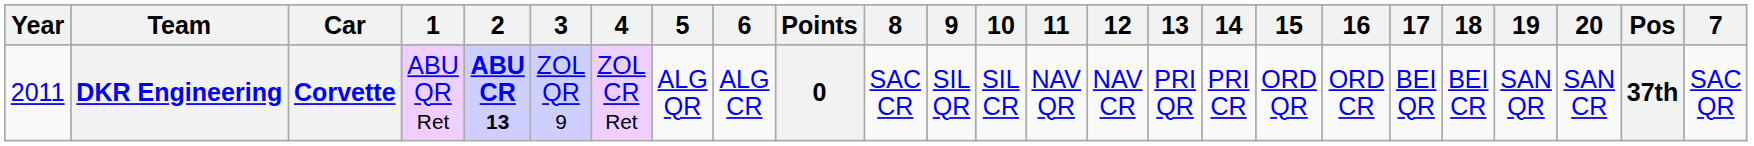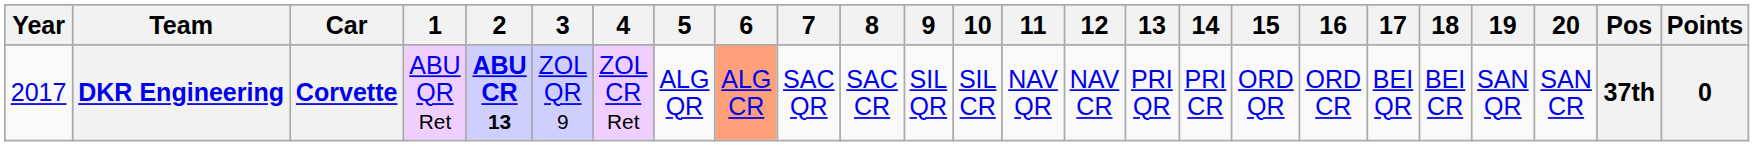columns swapped: (1716, 25) <-> (820, 25)
(38, 92) 2011 -> (39, 92) 2017
(744, 92) no background -> (746, 92) lightsalmon background
